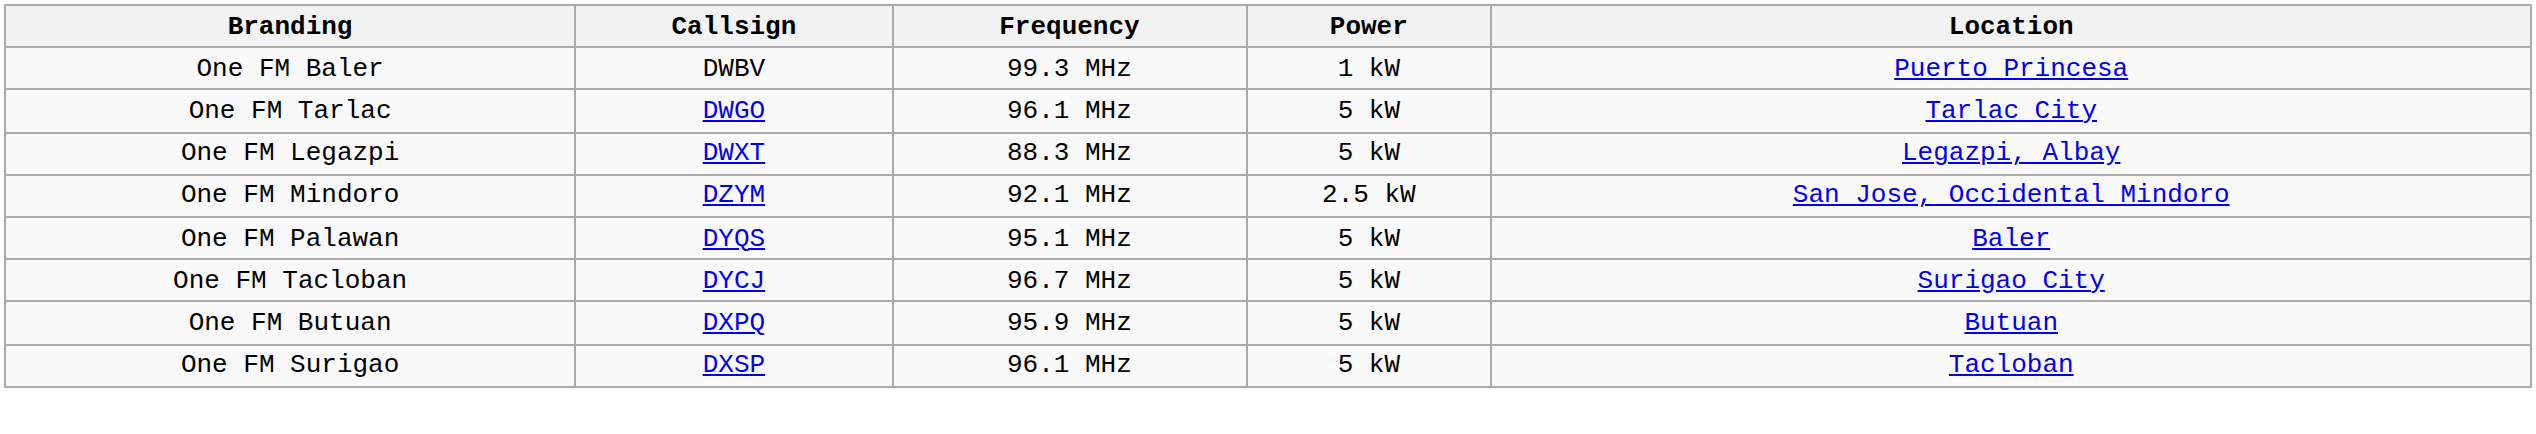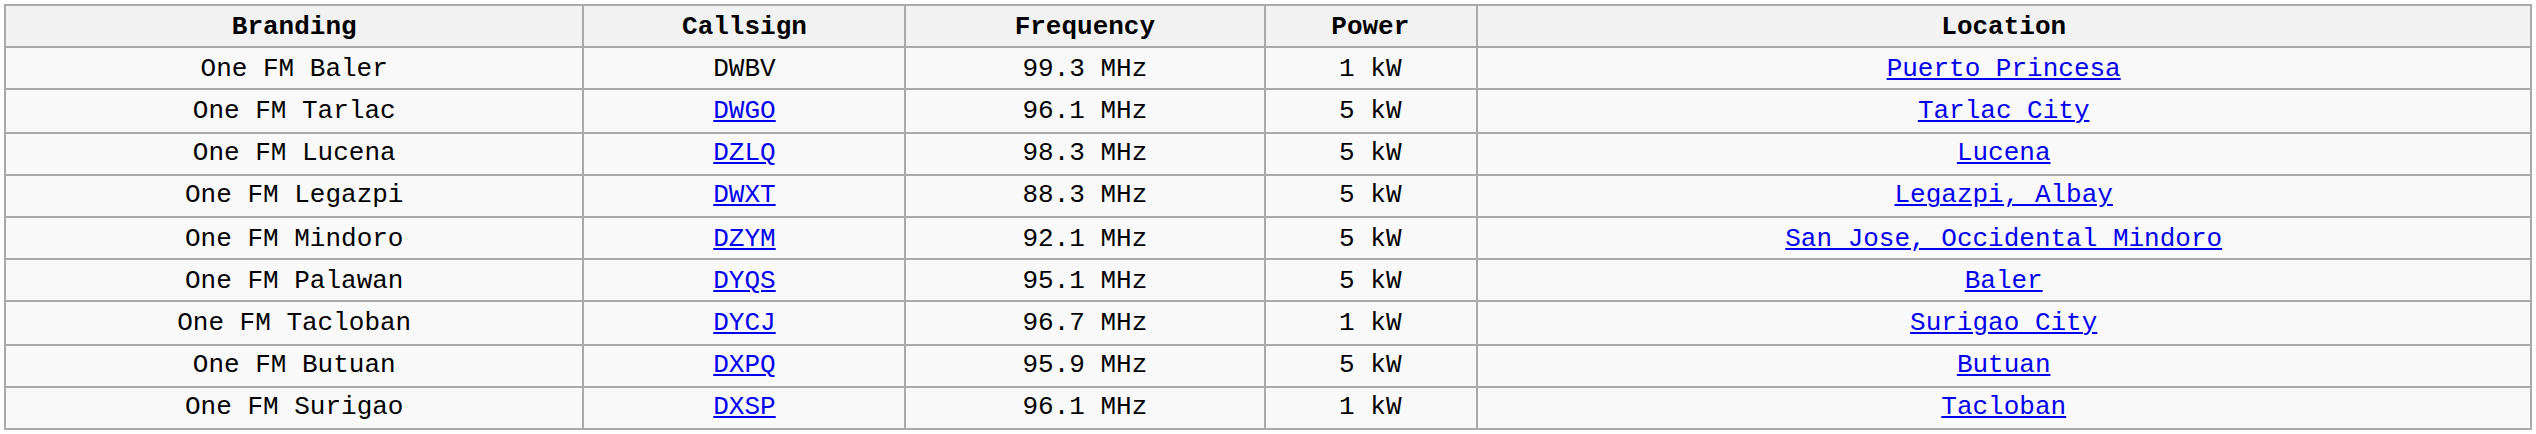+ row: (294, 153)
(1369, 196) 2.5 kW -> (1370, 238) 5 kW
(1369, 280) 5 kW -> (1370, 323) 1 kW
(1369, 365) 5 kW -> (1370, 408) 1 kW
